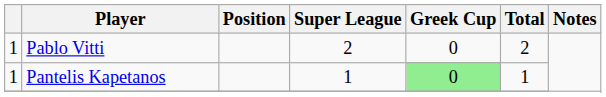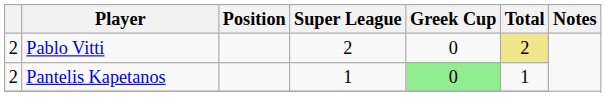(13, 47) 1 -> (13, 47) 2
(525, 47) no background -> (525, 47) khaki background
(13, 76) 1 -> (13, 76) 2
